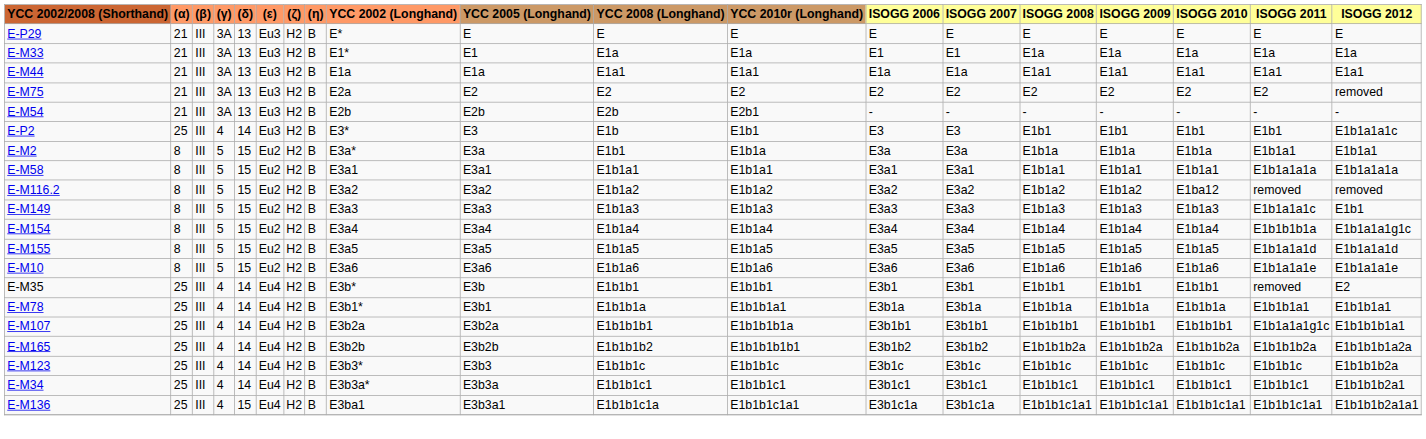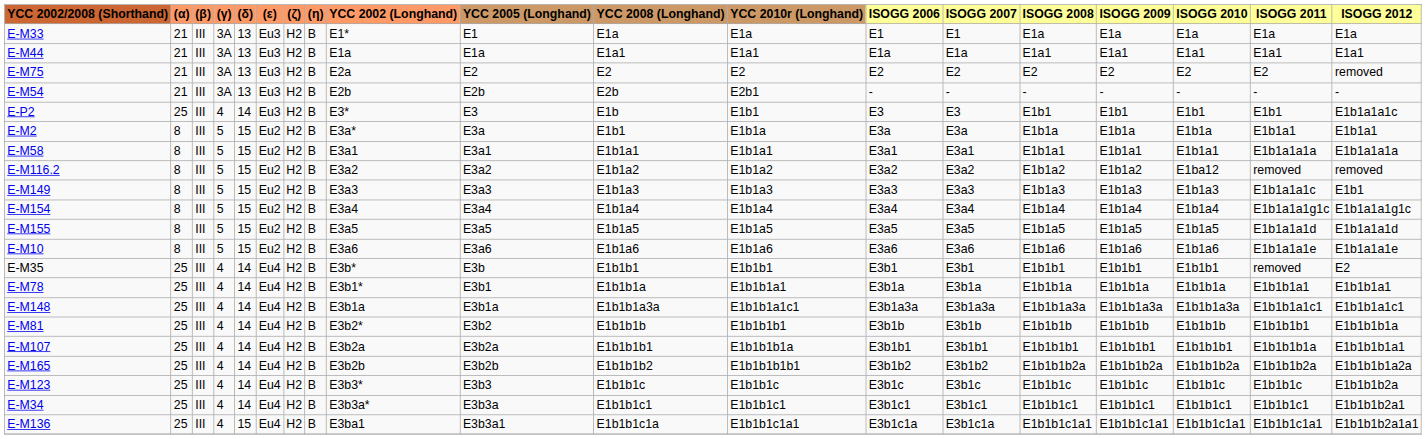- row: (24, 33)
(1285, 229) E1b1b1b1a -> (1291, 209) E1b1a1a1g1c
+ row: (29, 307)
+ row: (25, 326)
(1291, 326) E1b1a1a1g1c -> (1285, 346) E1b1b1b1a
